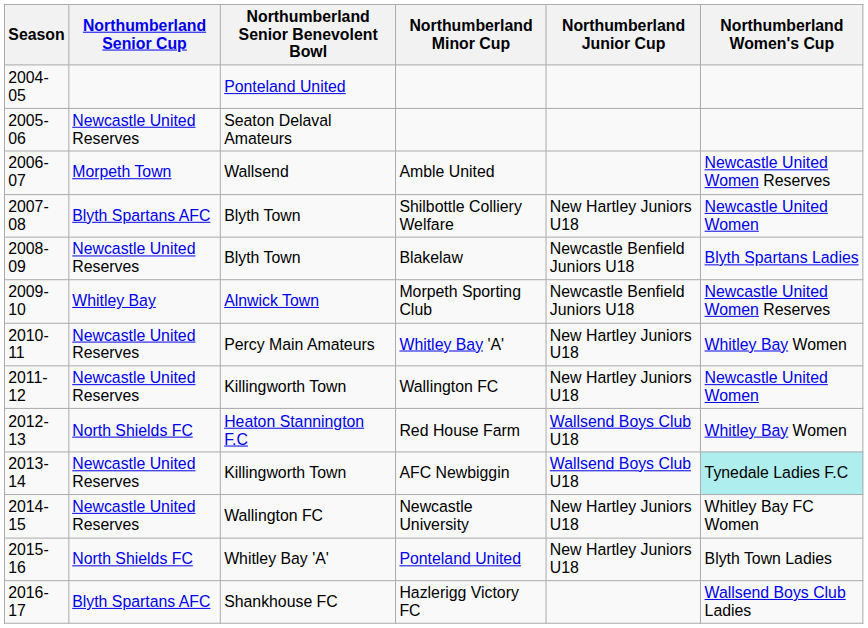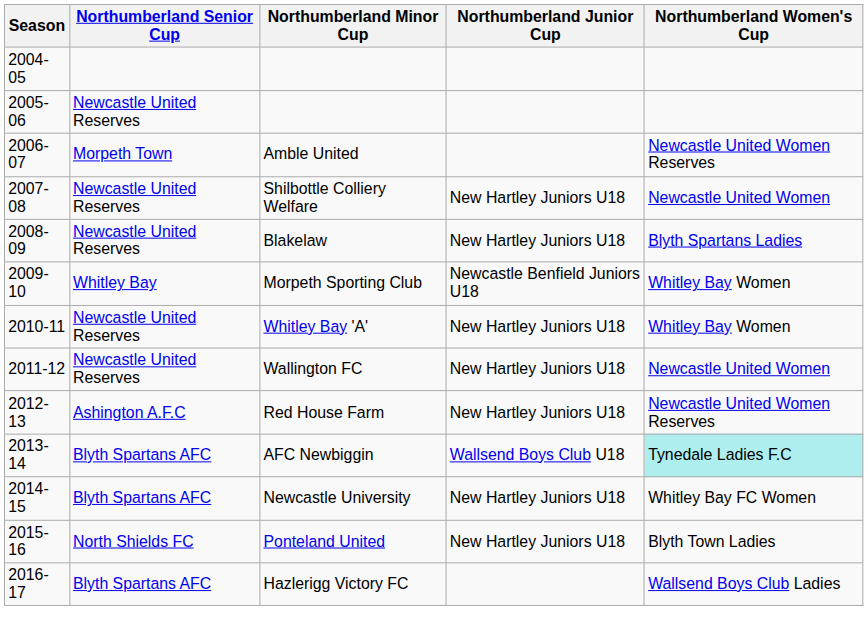- column: (308, 34)
(141, 215) Blyth Spartans AFC -> (135, 197) Newcastle United Reserves
(617, 258) Newcastle Benfield Juniors U18 -> (537, 240) New Hartley Juniors U18
(767, 301) Newcastle United Women Reserves -> (719, 283) Whitley Bay Women
(133, 430) North Shields FC -> (129, 412) Ashington A.F.C
(620, 430) Wallsend Boys Club U18 -> (537, 412) New Hartley Juniors U18
(776, 430) Whitley Bay Women -> (739, 412) Newcastle United Women Reserves
(134, 473) Newcastle United Reserves -> (142, 455) Blyth Spartans AFC
(134, 516) Newcastle United Reserves -> (142, 498) Blyth Spartans AFC
